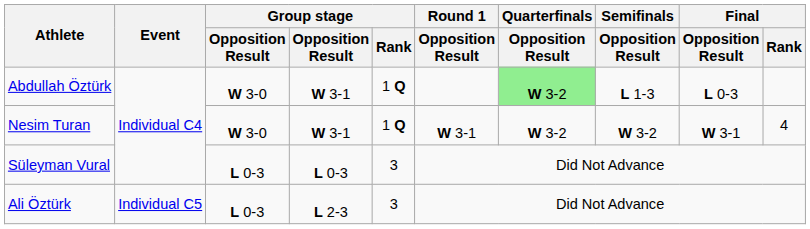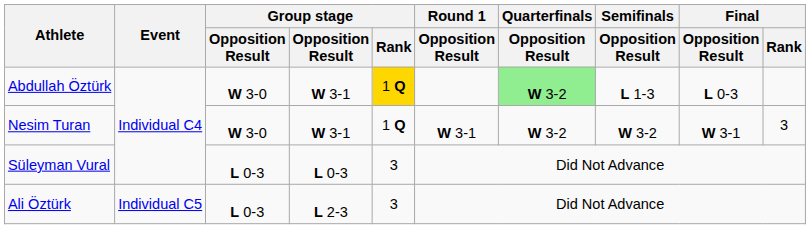(394, 87) no background -> (394, 87) gold background
(784, 126) 4 -> (784, 126) 3
